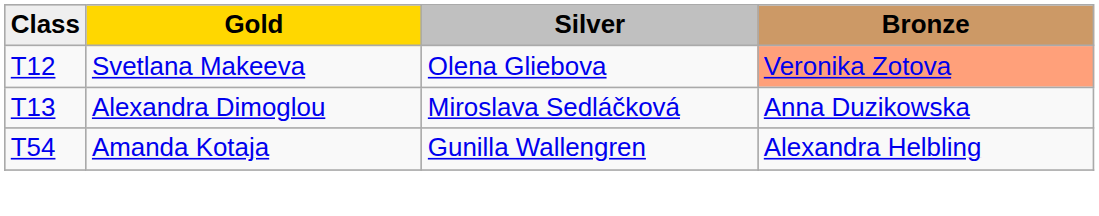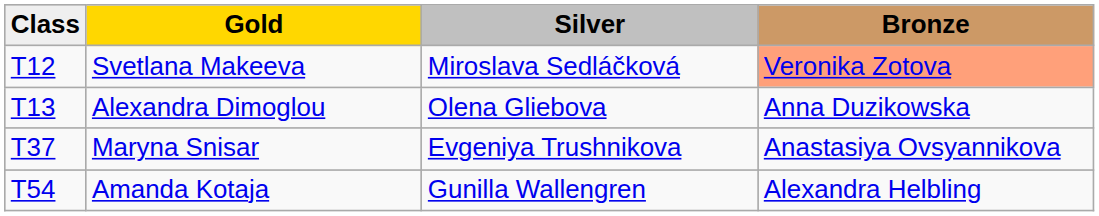(517, 66) Olena Gliebova -> (554, 66) Miroslava Sedláčková
(554, 107) Miroslava Sedláčková -> (517, 107) Olena Gliebova
+ row: (175, 148)
